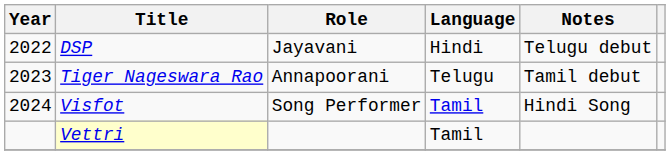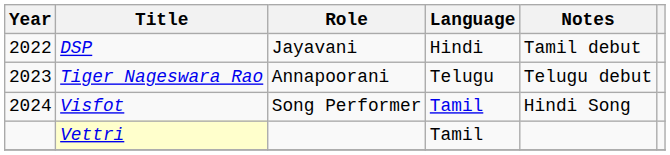(588, 48) Telugu debut -> (583, 48) Tamil debut
(583, 77) Tamil debut -> (588, 77) Telugu debut
